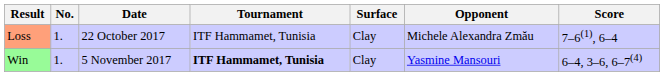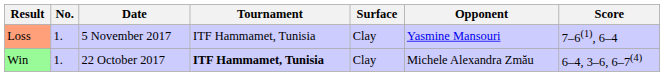(123, 35) 22 October 2017 -> (126, 35) 5 November 2017
(470, 35) Michele Alexandra Zmău -> (454, 35) Yasmine Mansouri
(126, 59) 5 November 2017 -> (123, 59) 22 October 2017
(454, 59) Yasmine Mansouri -> (470, 59) Michele Alexandra Zmău
